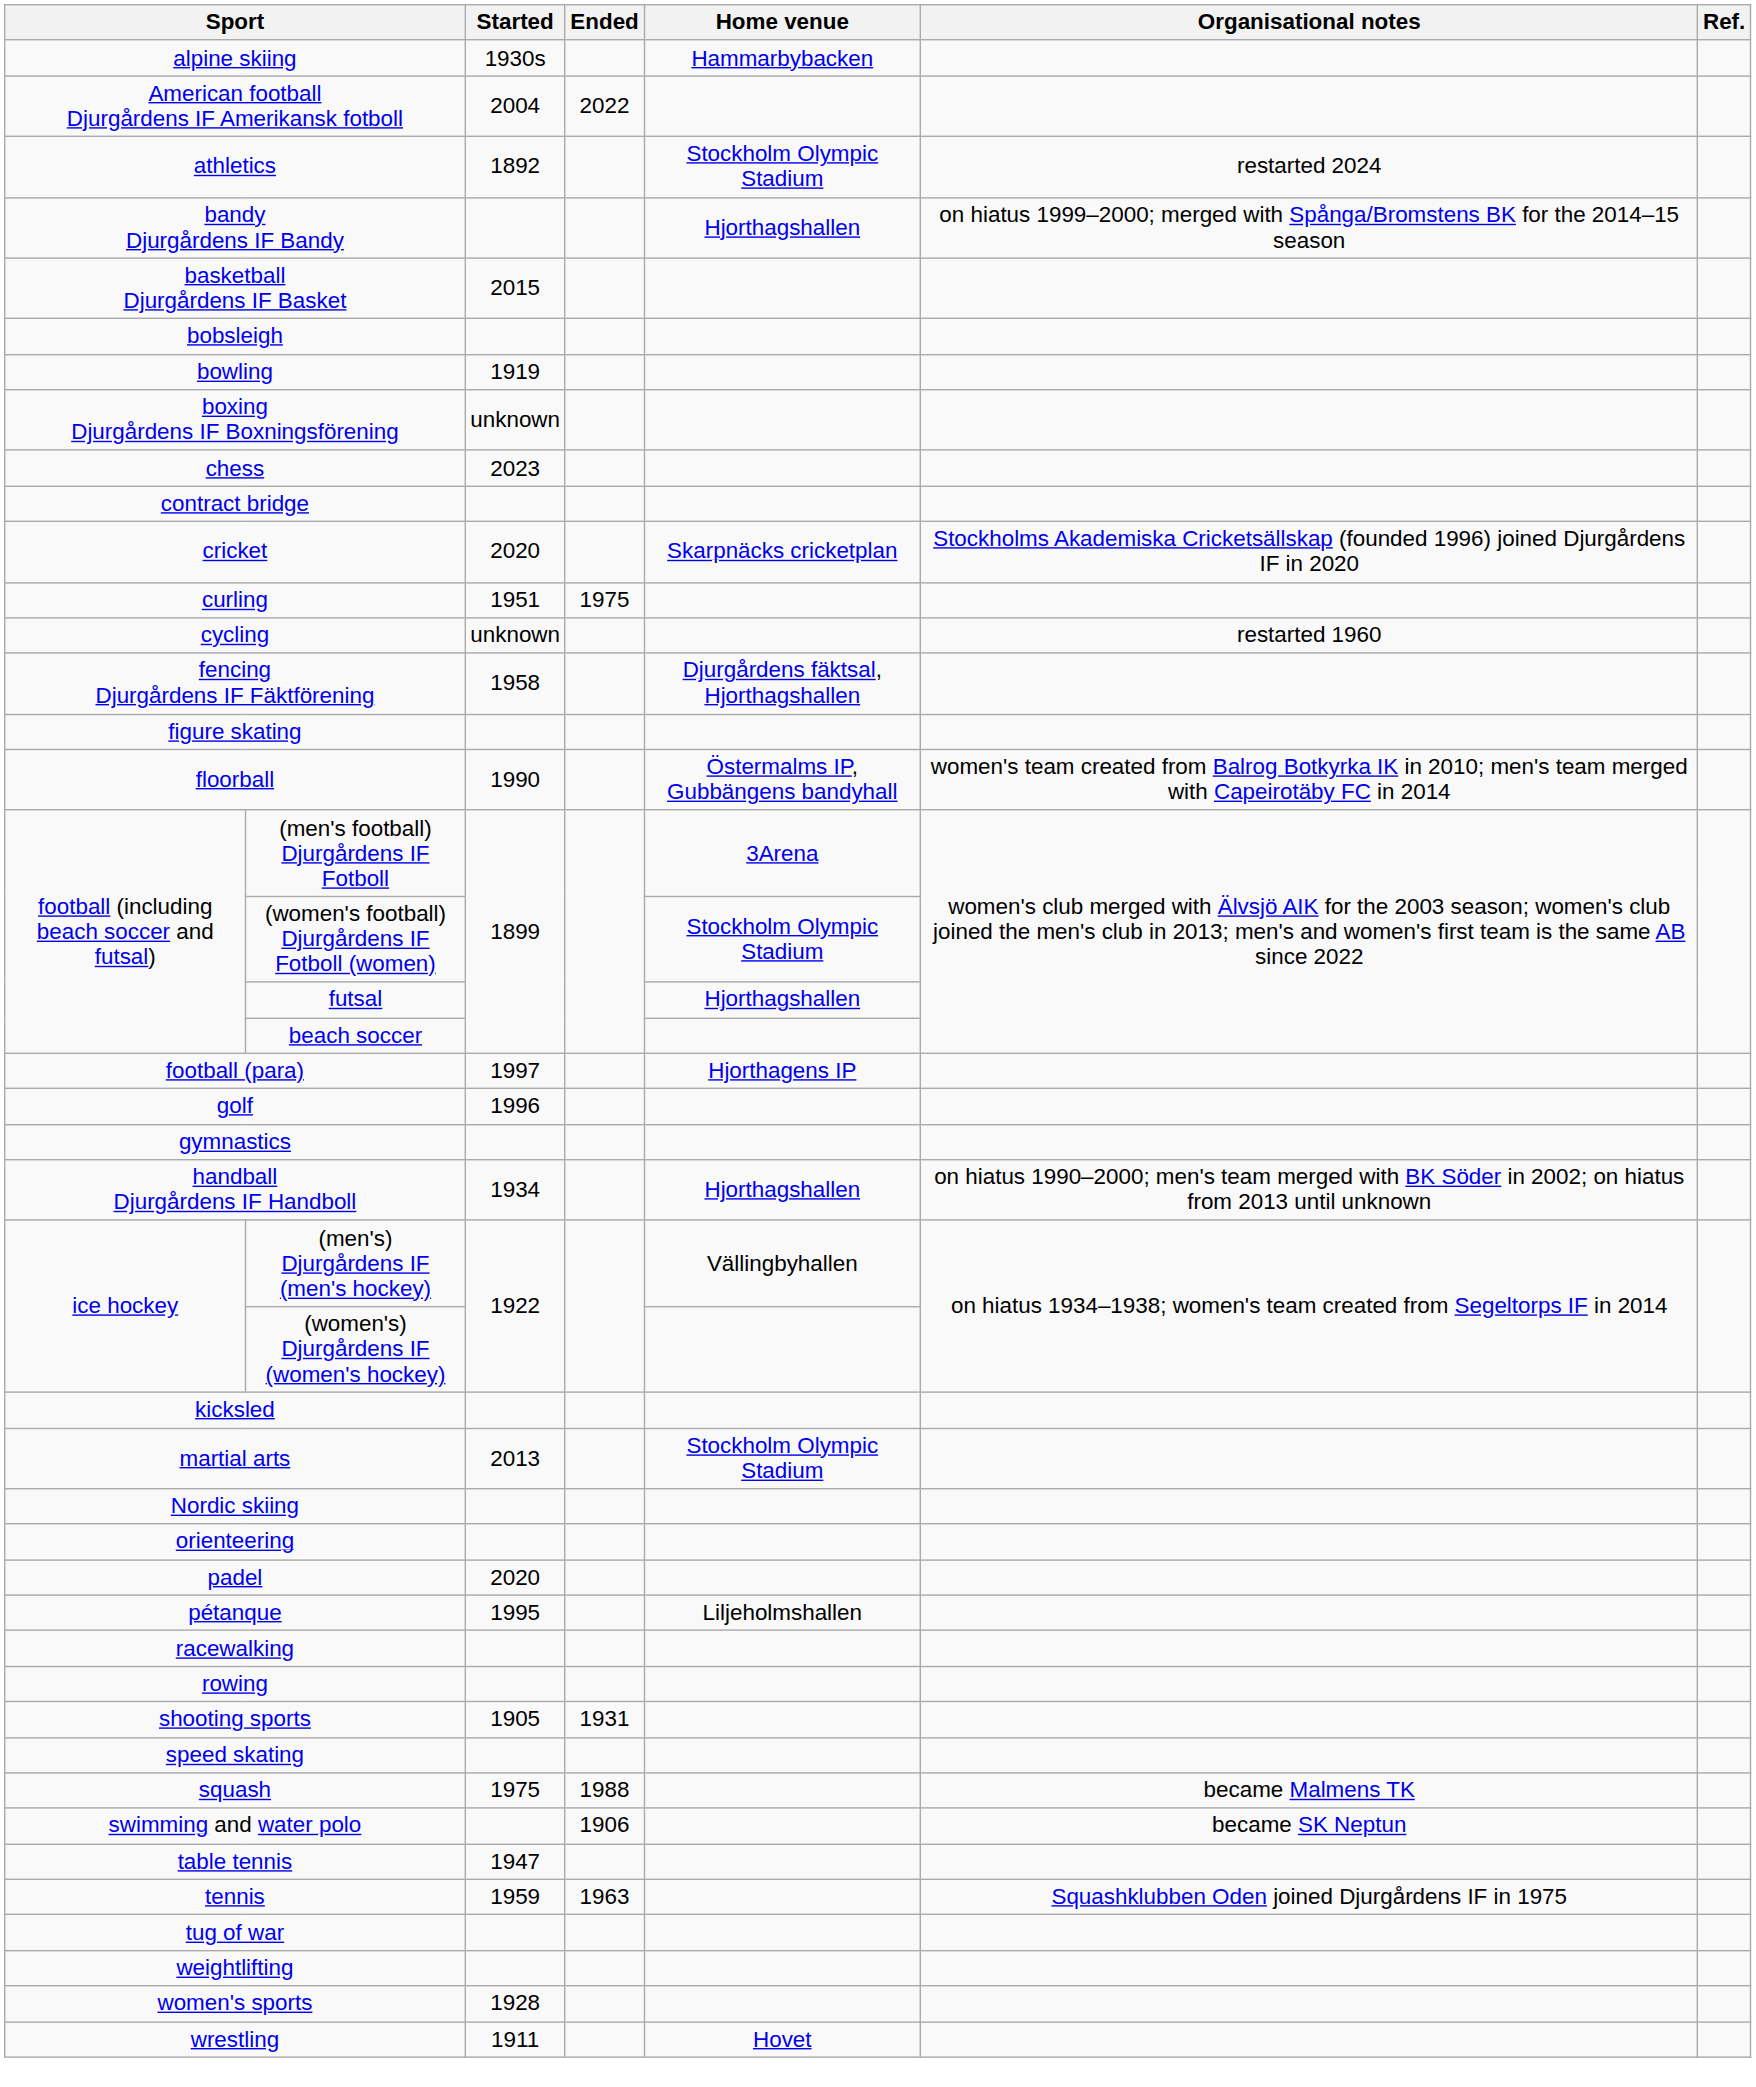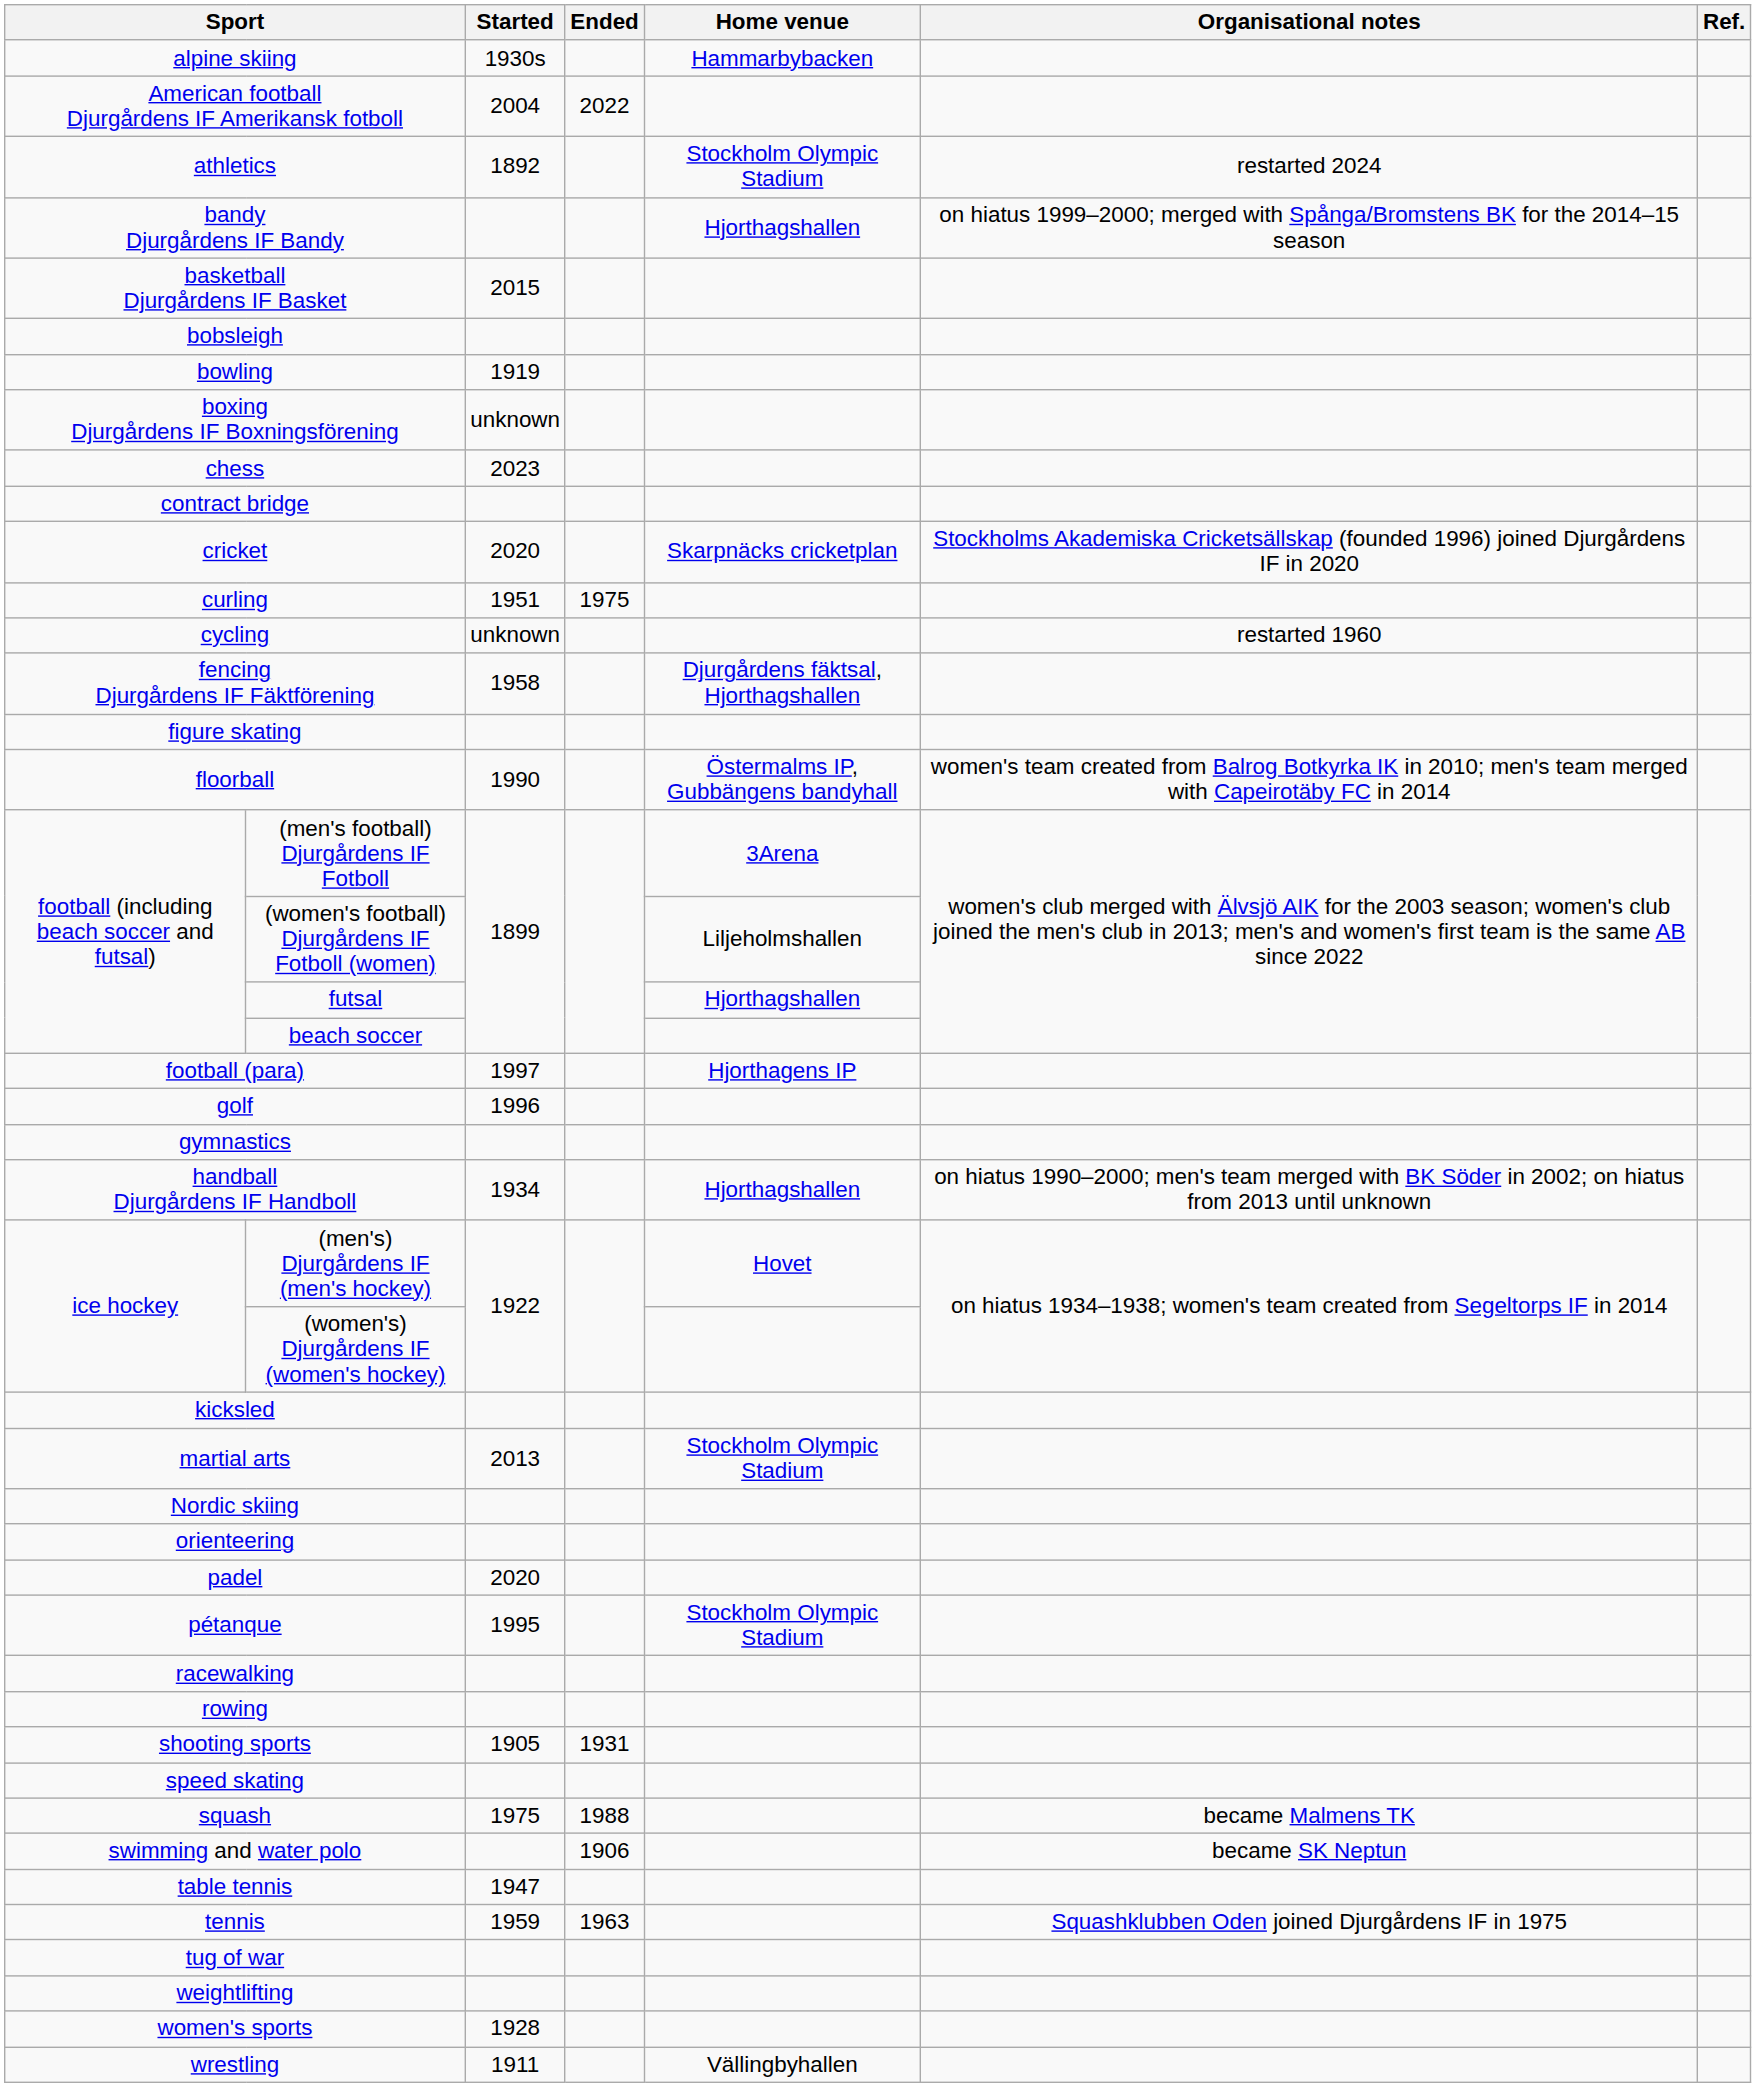(782, 938) Stockholm Olympic Stadium -> (782, 938) Liljeholmshallen
(782, 1263) Vällingbyhallen -> (782, 1263) Hovet
(782, 1612) Liljeholmshallen -> (782, 1625) Stockholm Olympic Stadium
(782, 2038) Hovet -> (782, 2064) Vällingbyhallen
